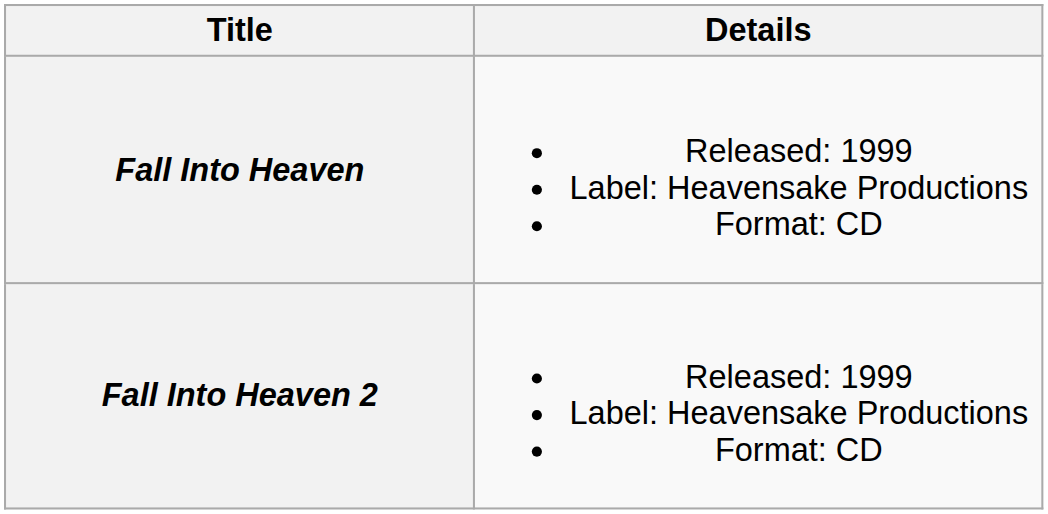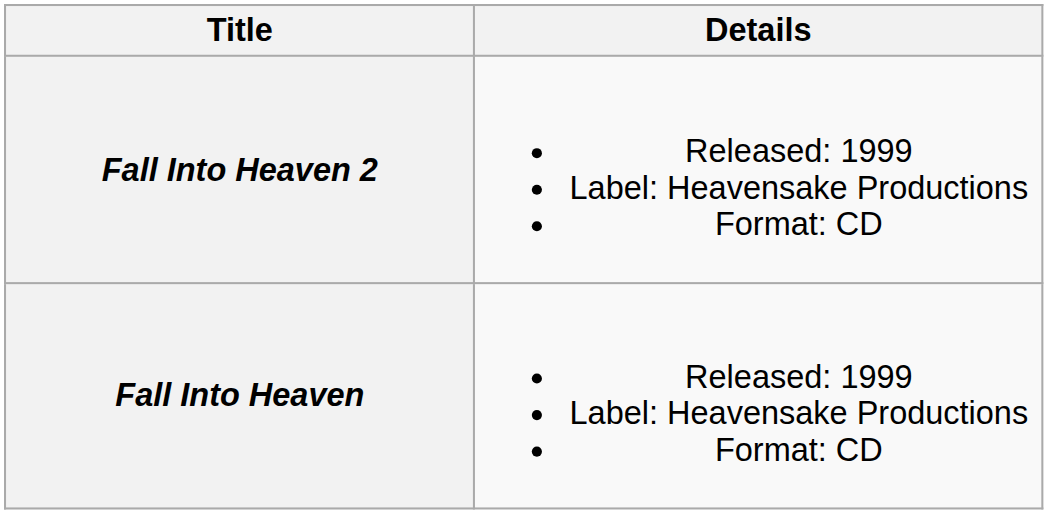rows swapped: (240, 169) <-> (240, 395)
